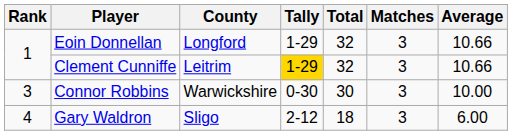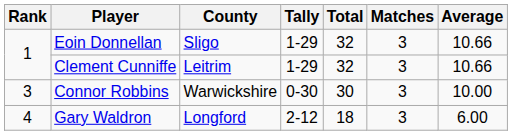(215, 42) Longford -> (201, 42) Sligo
(302, 67) gold background -> (302, 67) no background
(201, 117) Sligo -> (215, 117) Longford
